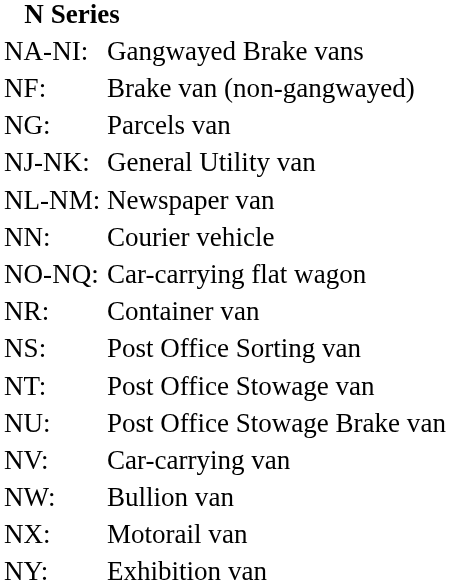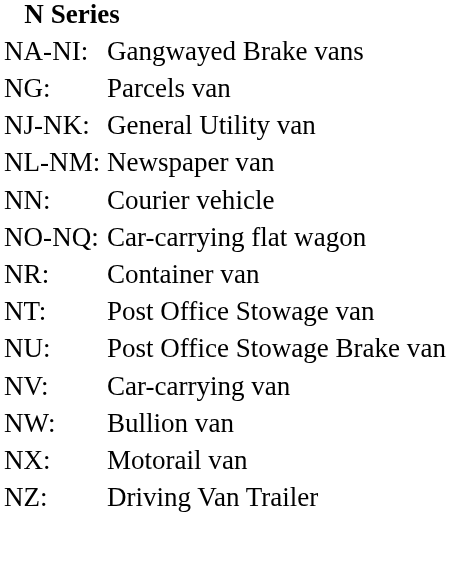- row: (25, 88)
- row: (25, 348)
- row: (26, 571)
+ row: (26, 497)
